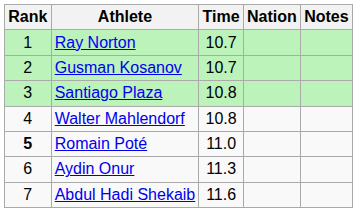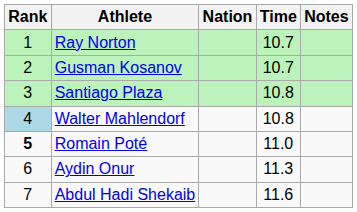columns swapped: (272, 17) <-> (221, 17)
(28, 118) no background -> (28, 118) lightblue background
